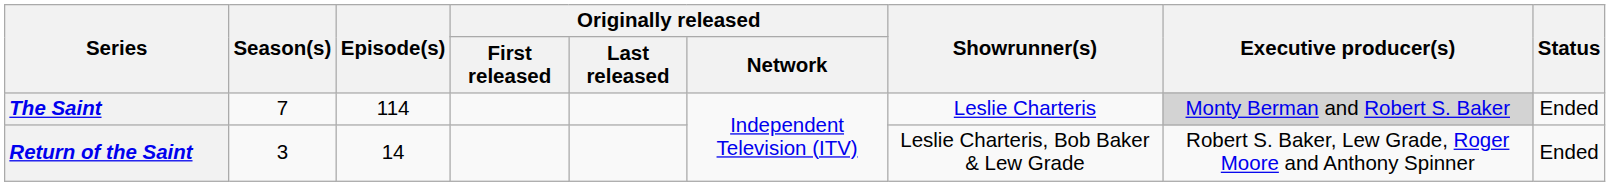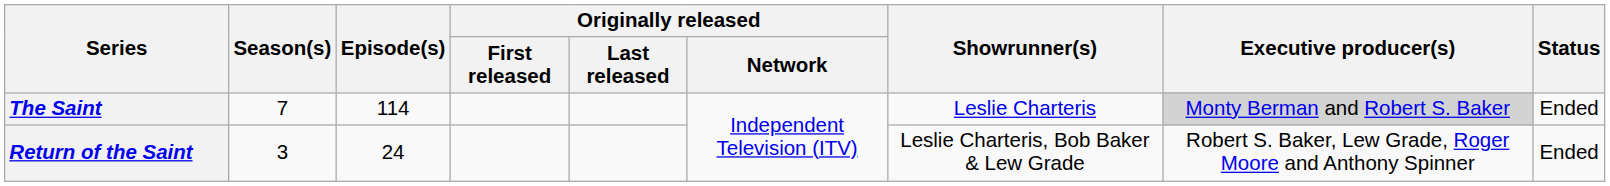(393, 152) 14 -> (393, 152) 24
